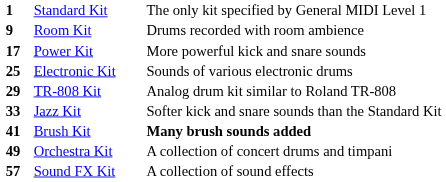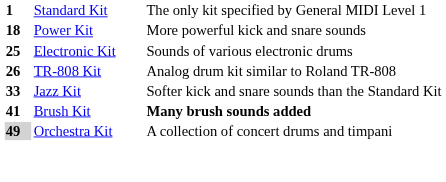- row: (63, 30)
(13, 51) 17 -> (13, 30) 18
(13, 91) 29 -> (13, 71) 26
(13, 151) no background -> (13, 131) lightgrey background
- row: (74, 171)
